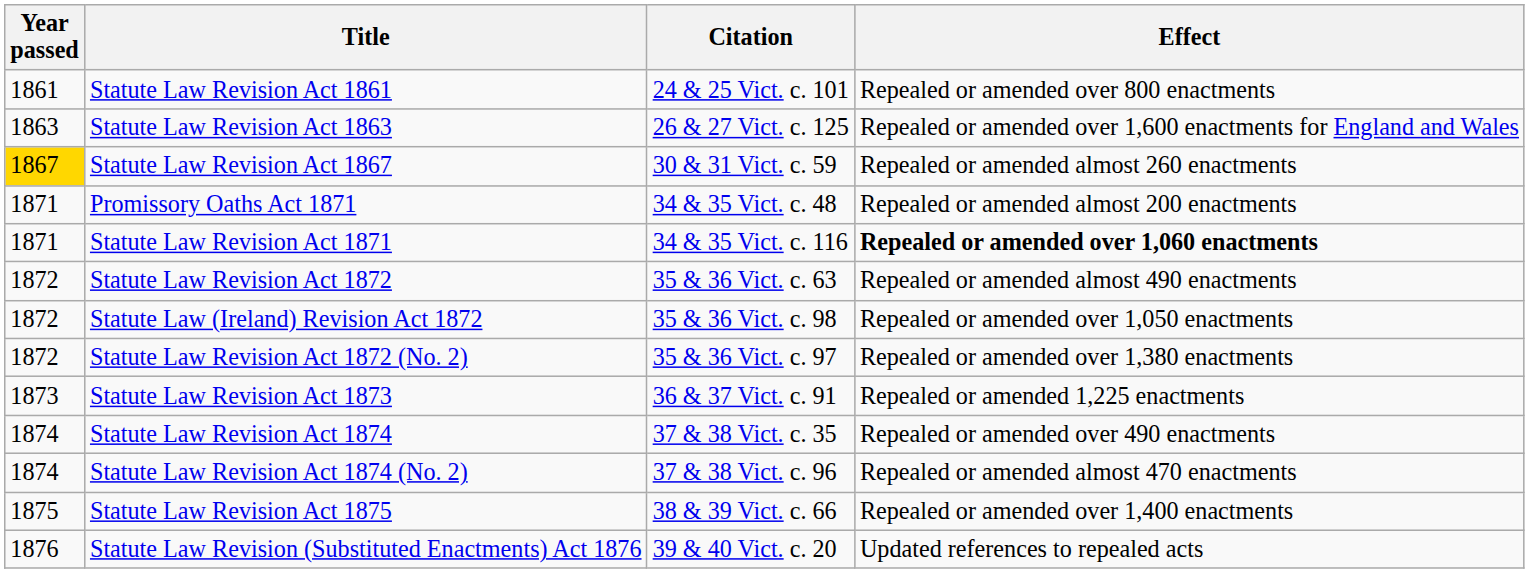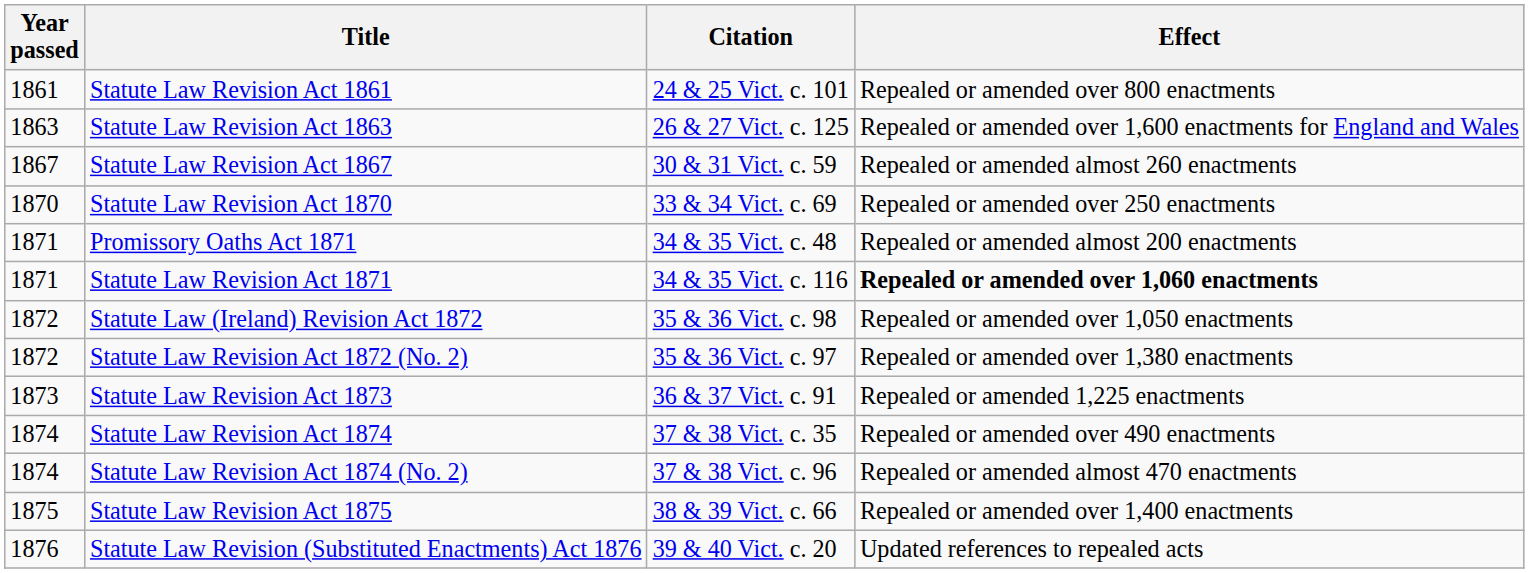(34, 165) gold background -> (34, 165) no background
+ row: (241, 204)
- row: (241, 280)
